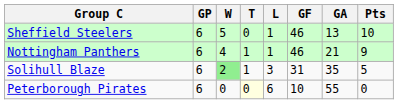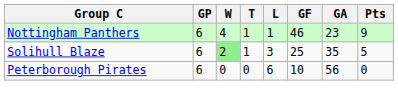- row: (70, 33)
(332, 52) 21 -> (332, 33) 23
(297, 70) 31 -> (297, 52) 25
(246, 89) lightyellow background -> (246, 70) no background
(332, 89) 55 -> (332, 70) 56
